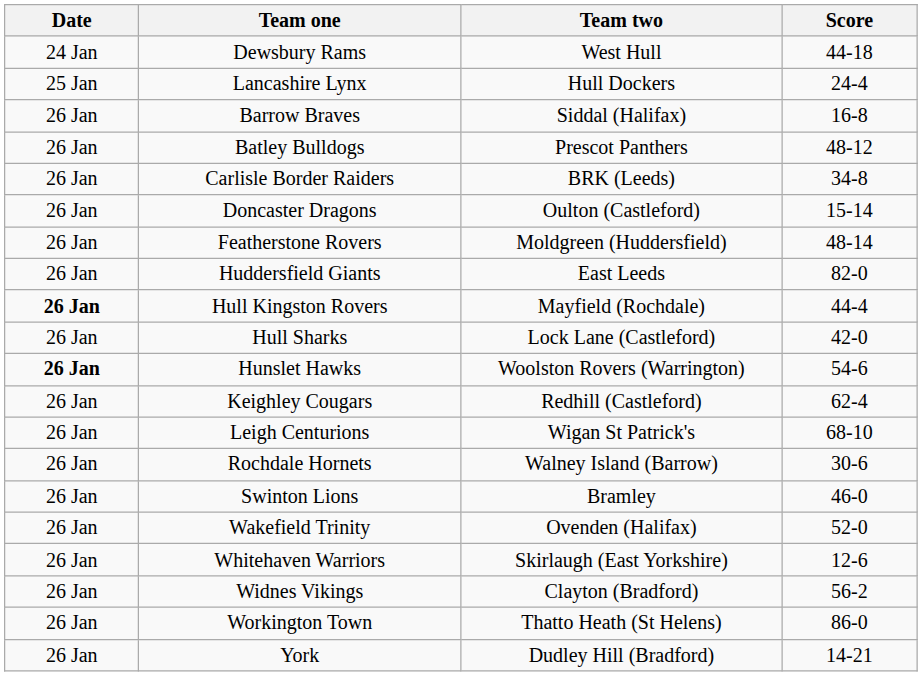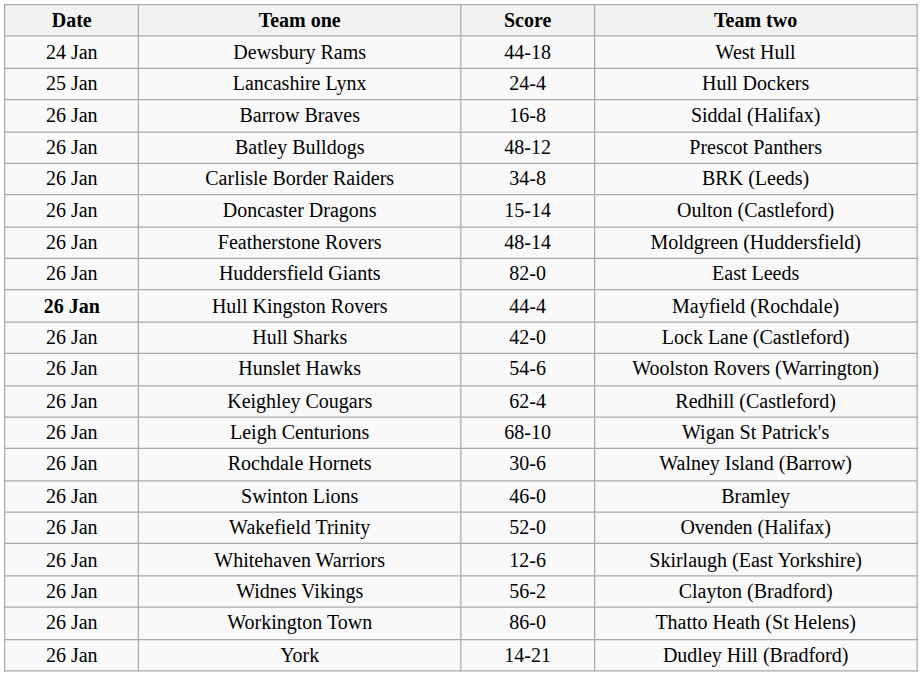columns swapped: (621, 20) <-> (849, 20)
(72, 369) bold -> (72, 369) normal
